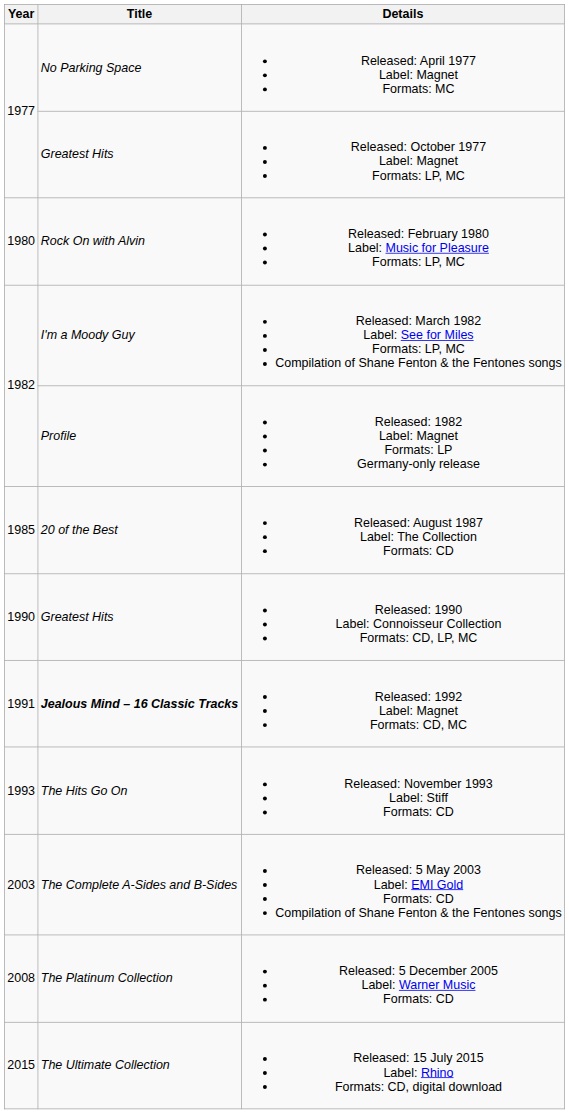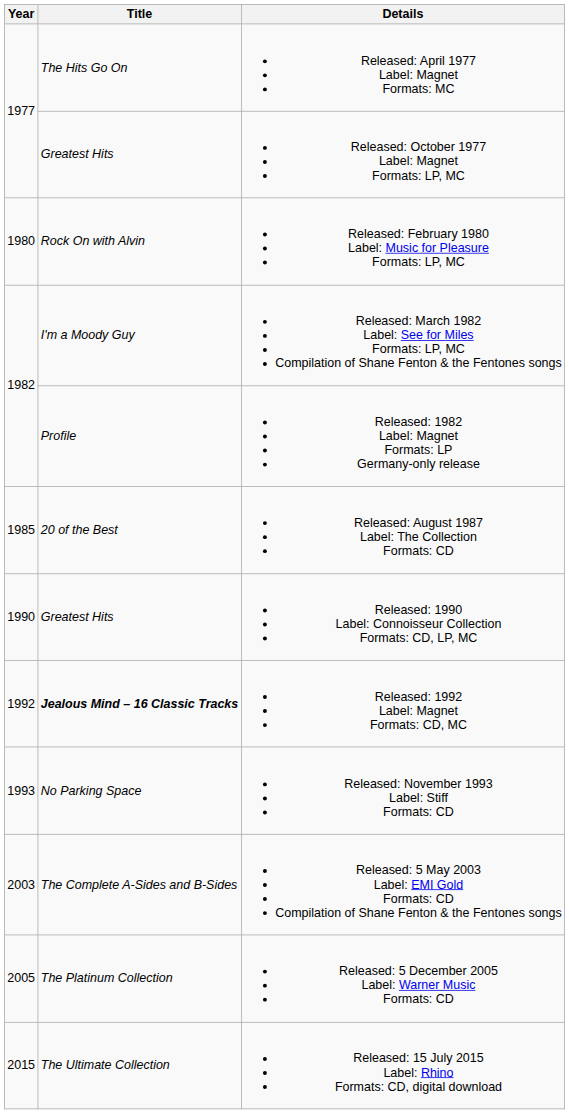(91, 67) No Parking Space -> (84, 67) The Hits Go On
(21, 703) 1991 -> (21, 703) 1992
(84, 790) The Hits Go On -> (91, 790) No Parking Space
(21, 978) 2008 -> (21, 978) 2005
